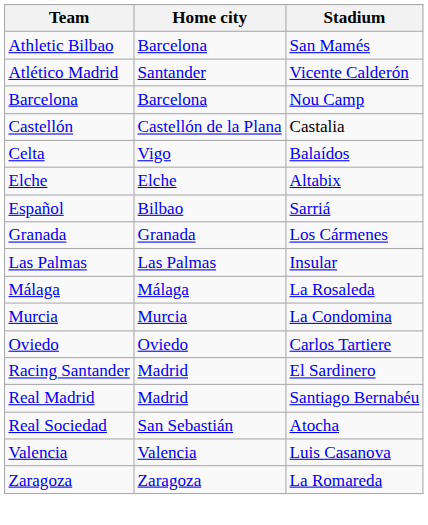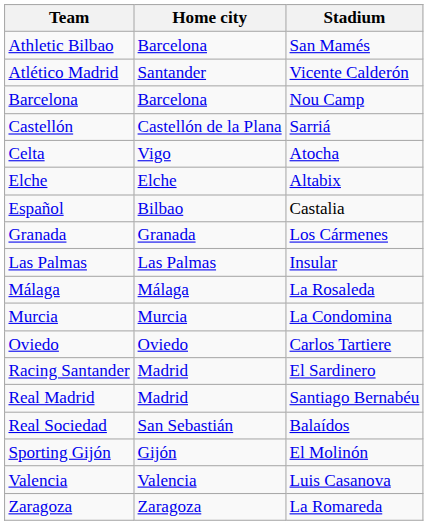(317, 126) Castalia -> (310, 126) Sarriá
(320, 153) Balaídos -> (314, 153) Atocha
(310, 208) Sarriá -> (317, 208) Castalia
(314, 425) Atocha -> (320, 425) Balaídos
+ row: (60, 452)
